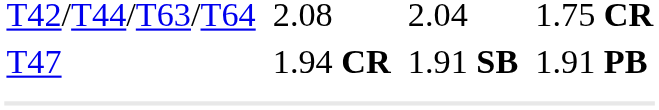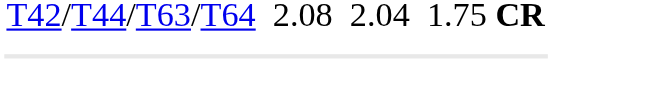- row: (34, 62)
